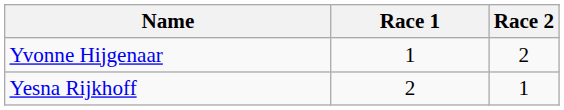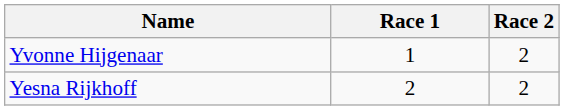(524, 88) 1 -> (524, 88) 2
